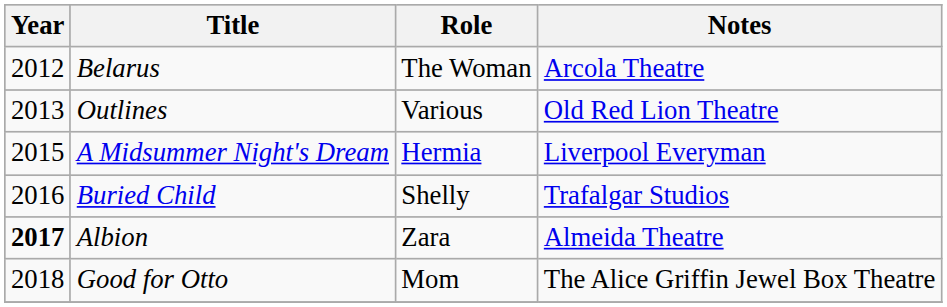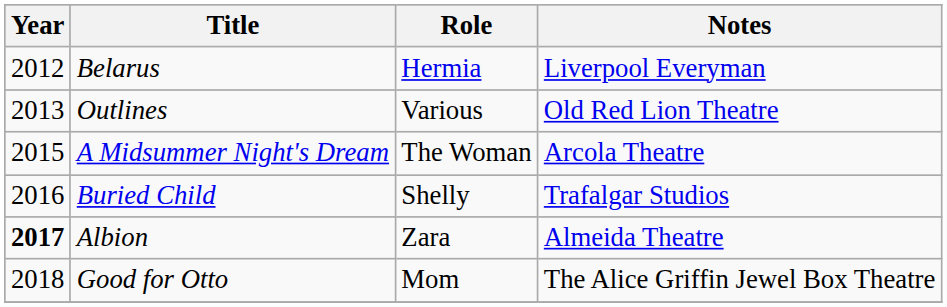(466, 68) The Woman -> (441, 68) Hermia
(624, 68) Arcola Theatre -> (655, 68) Liverpool Everyman
(441, 152) Hermia -> (466, 152) The Woman
(655, 152) Liverpool Everyman -> (624, 152) Arcola Theatre
